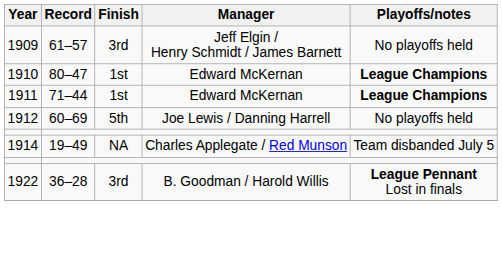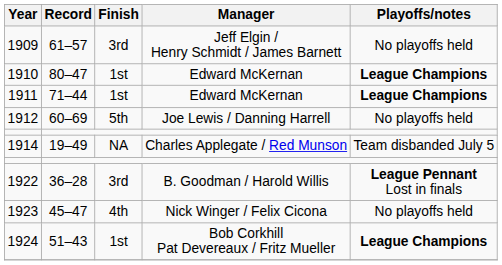+ row: (23, 211)
+ row: (23, 241)
